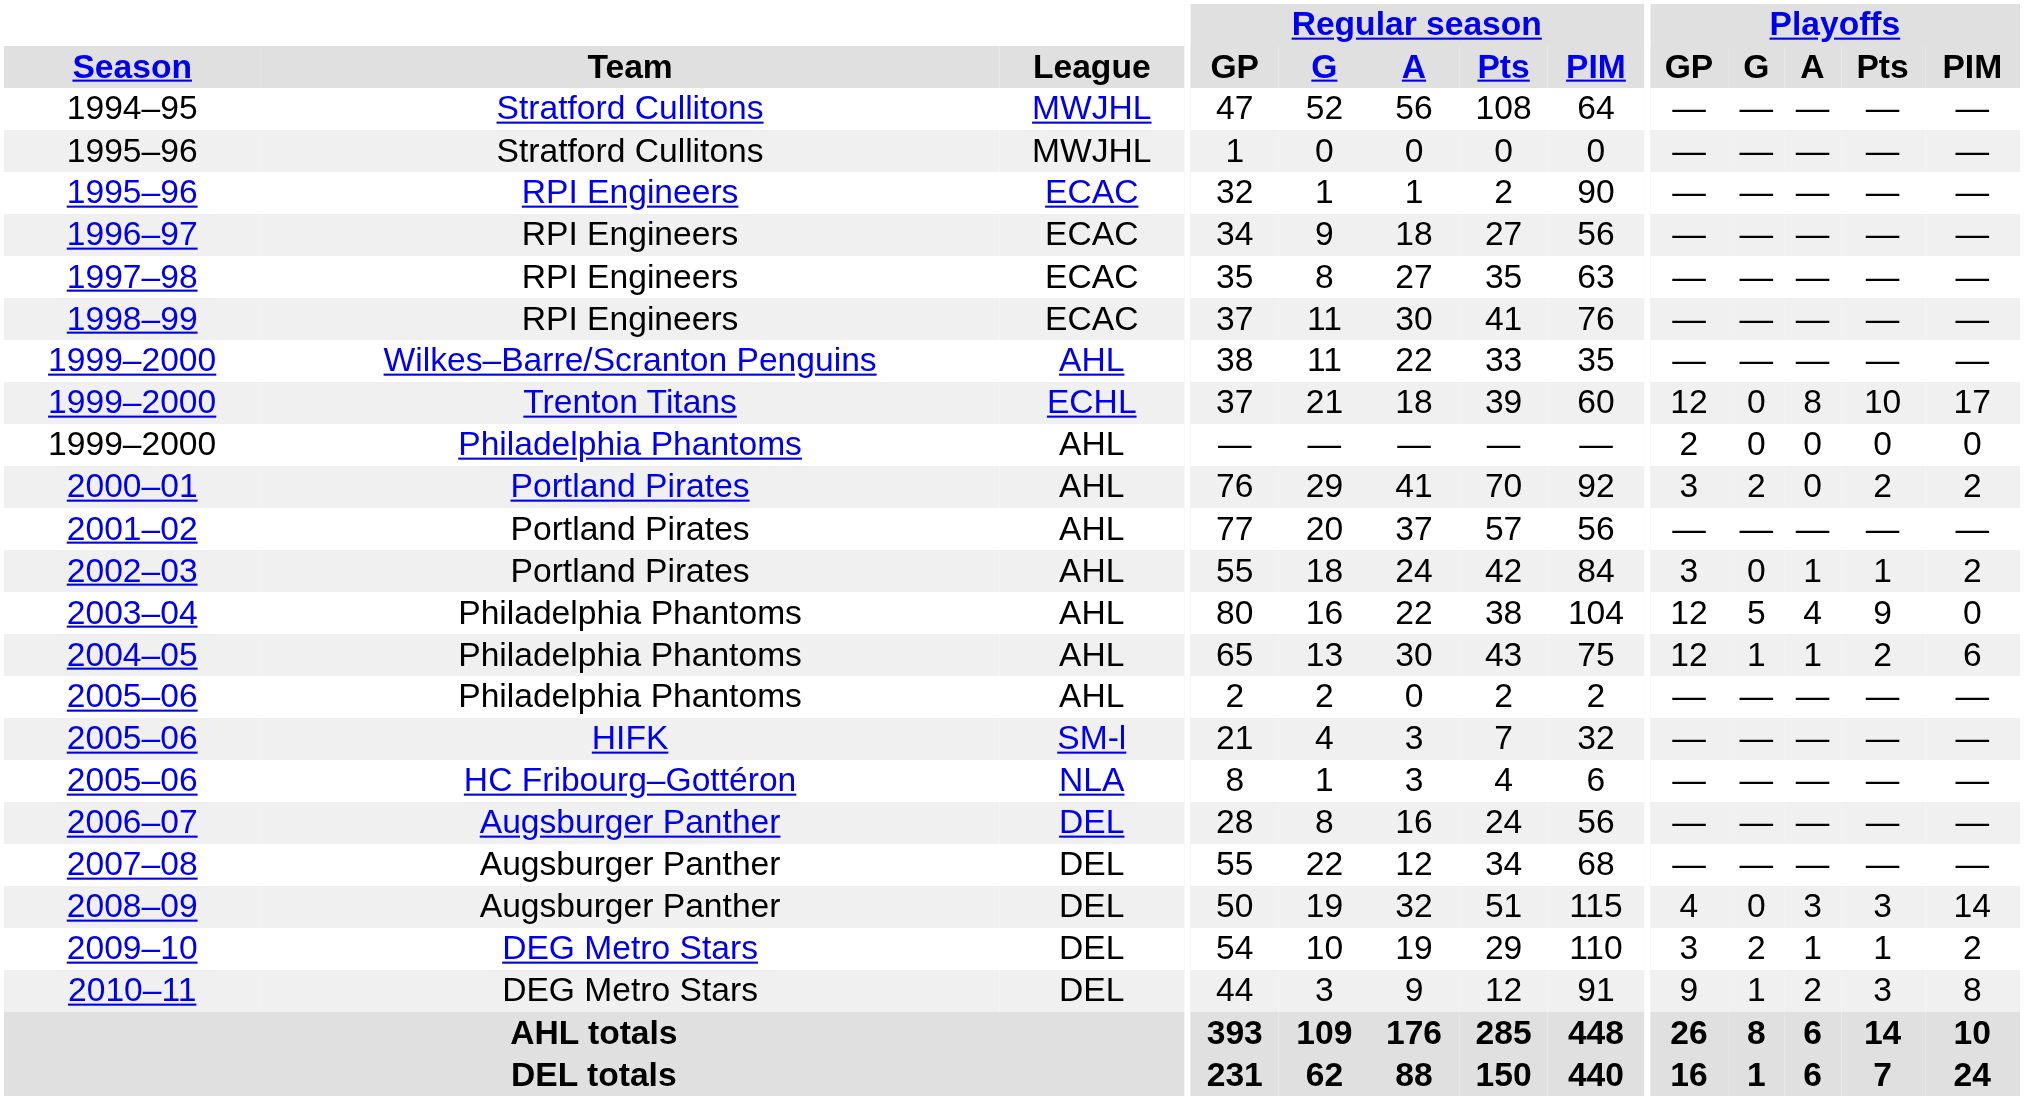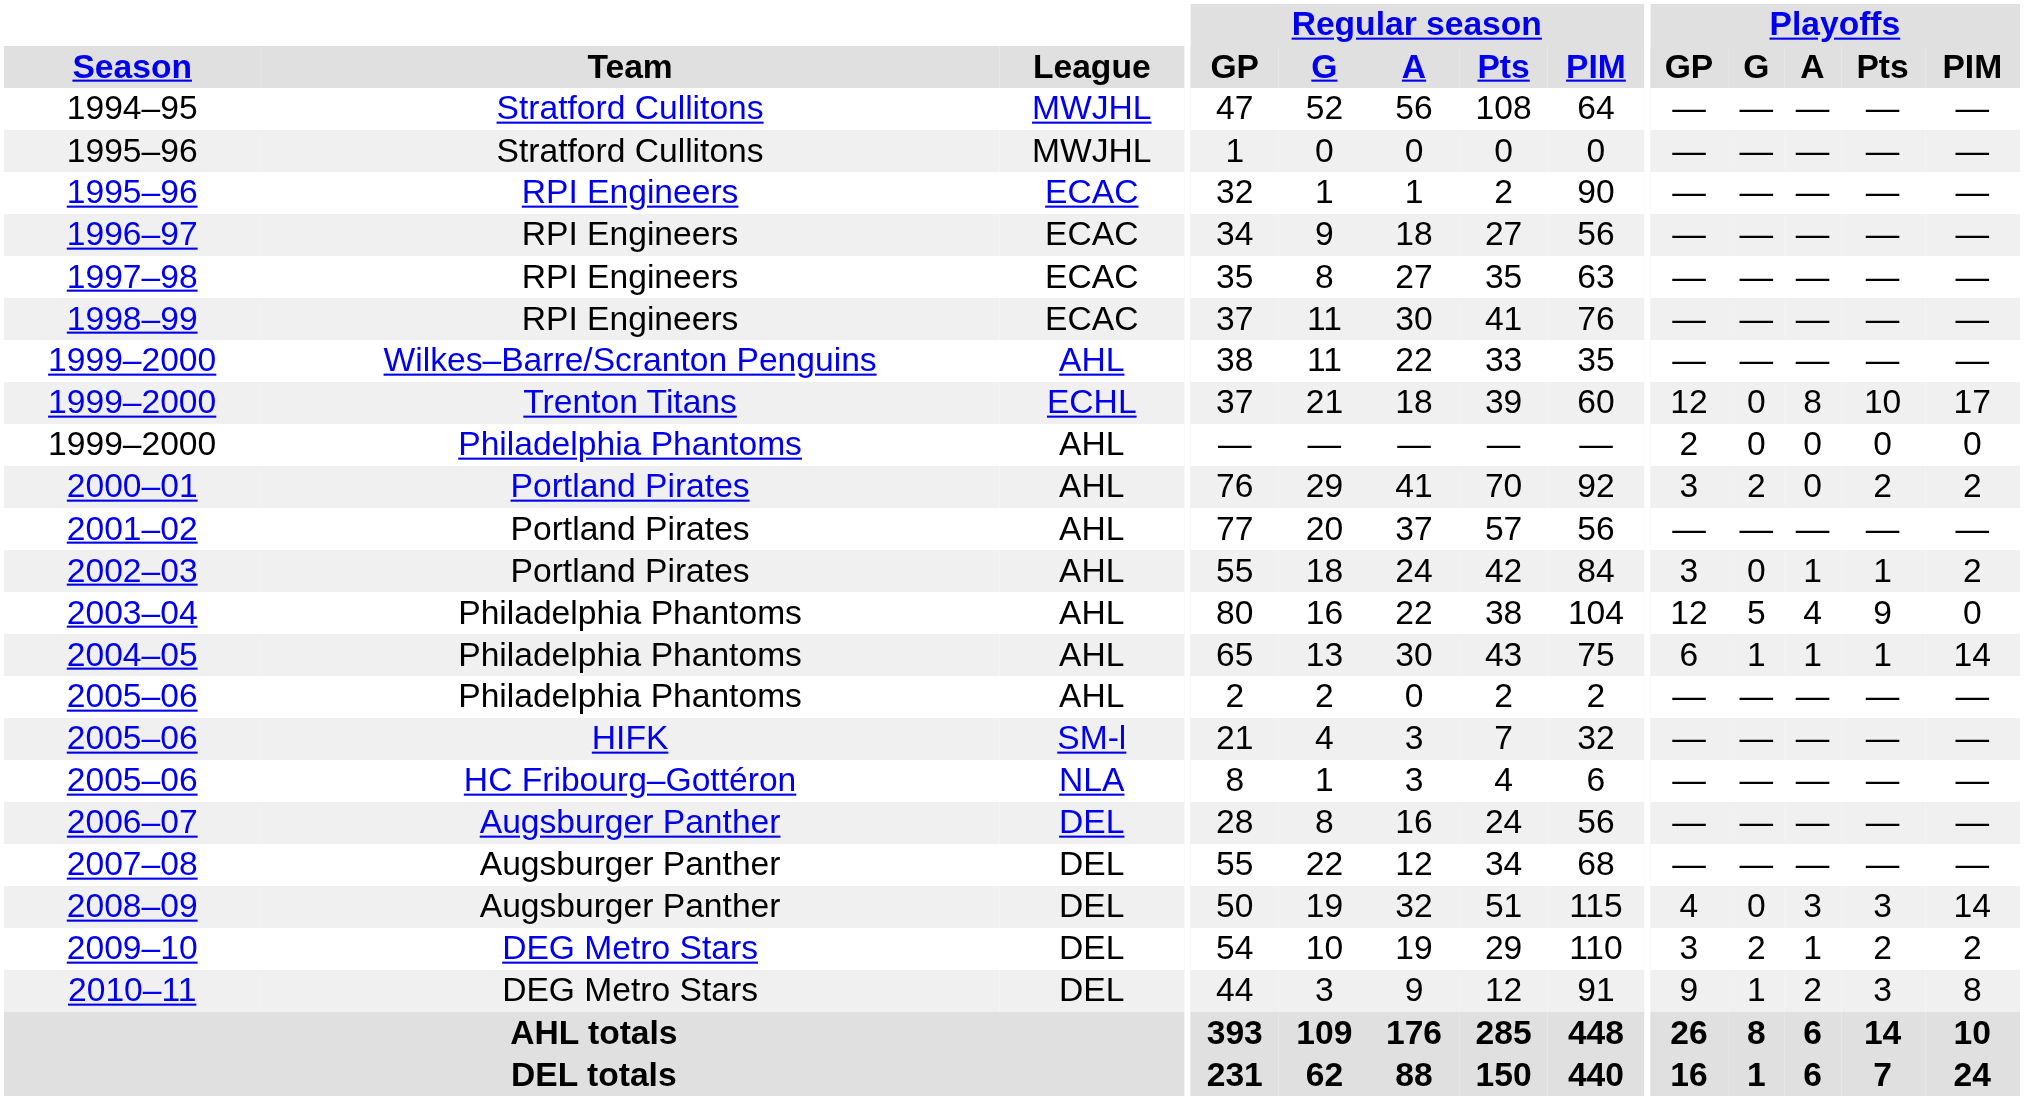(1689, 654) 12 -> (1689, 654) 6
(1883, 654) 2 -> (1883, 654) 1
(1972, 654) 6 -> (1972, 654) 14
(1883, 948) 1 -> (1883, 948) 2
